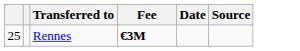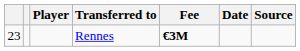+ column: (51, 14)
(14, 35) 25 -> (14, 35) 23
